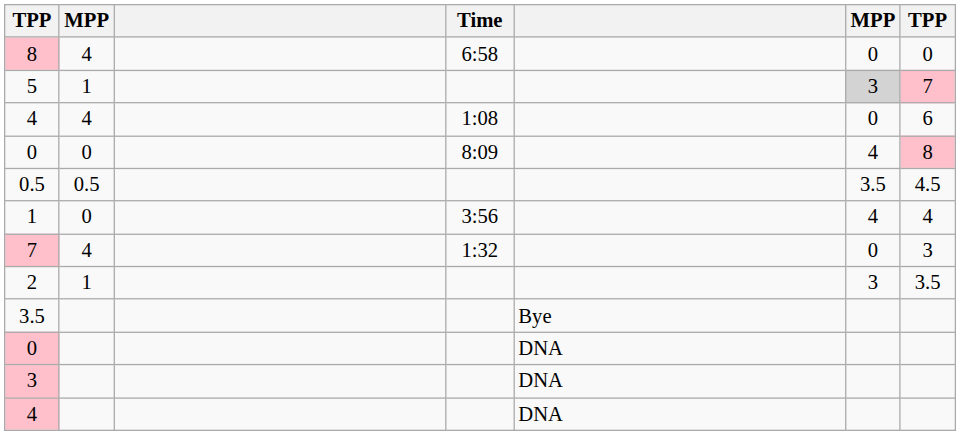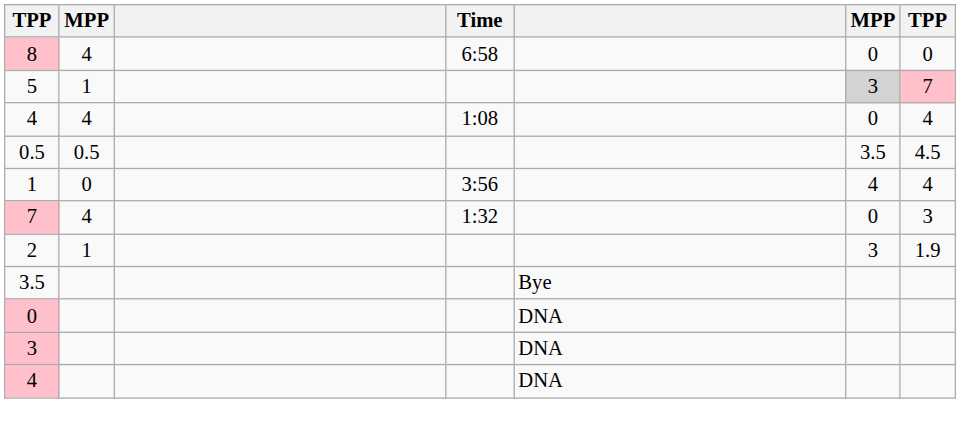(928, 119) 6 -> (928, 119) 4
- row: (32, 151)
(928, 282) 3.5 -> (928, 250) 1.9
